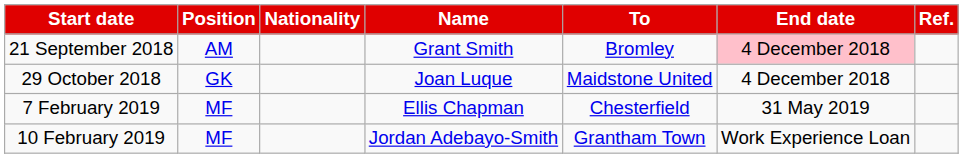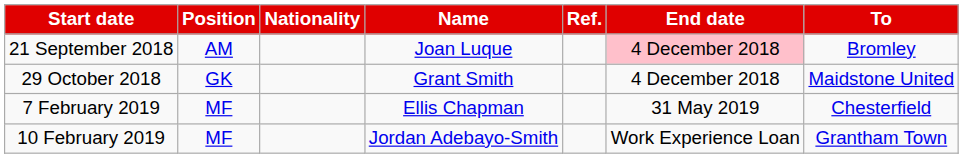columns swapped: (640, 19) <-> (936, 19)
(463, 49) Grant Smith -> (463, 49) Joan Luque
(463, 78) Joan Luque -> (463, 78) Grant Smith
